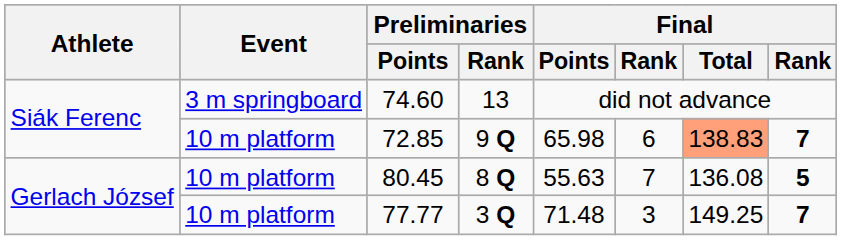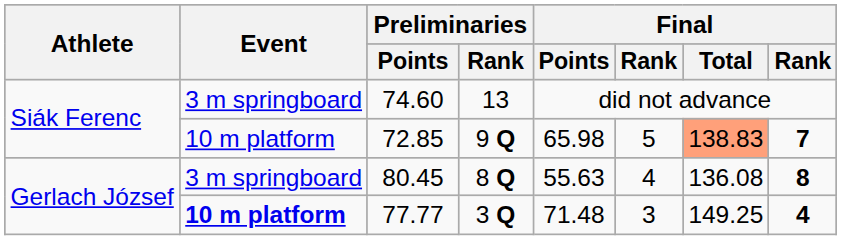(649, 138) 6 -> (649, 138) 5
(260, 177) 10 m platform -> (274, 177) 3 m springboard
(649, 177) 7 -> (649, 177) 4
(803, 177) 5 -> (803, 177) 8
(260, 216) normal -> (265, 216) bold
(803, 216) 7 -> (803, 216) 4
